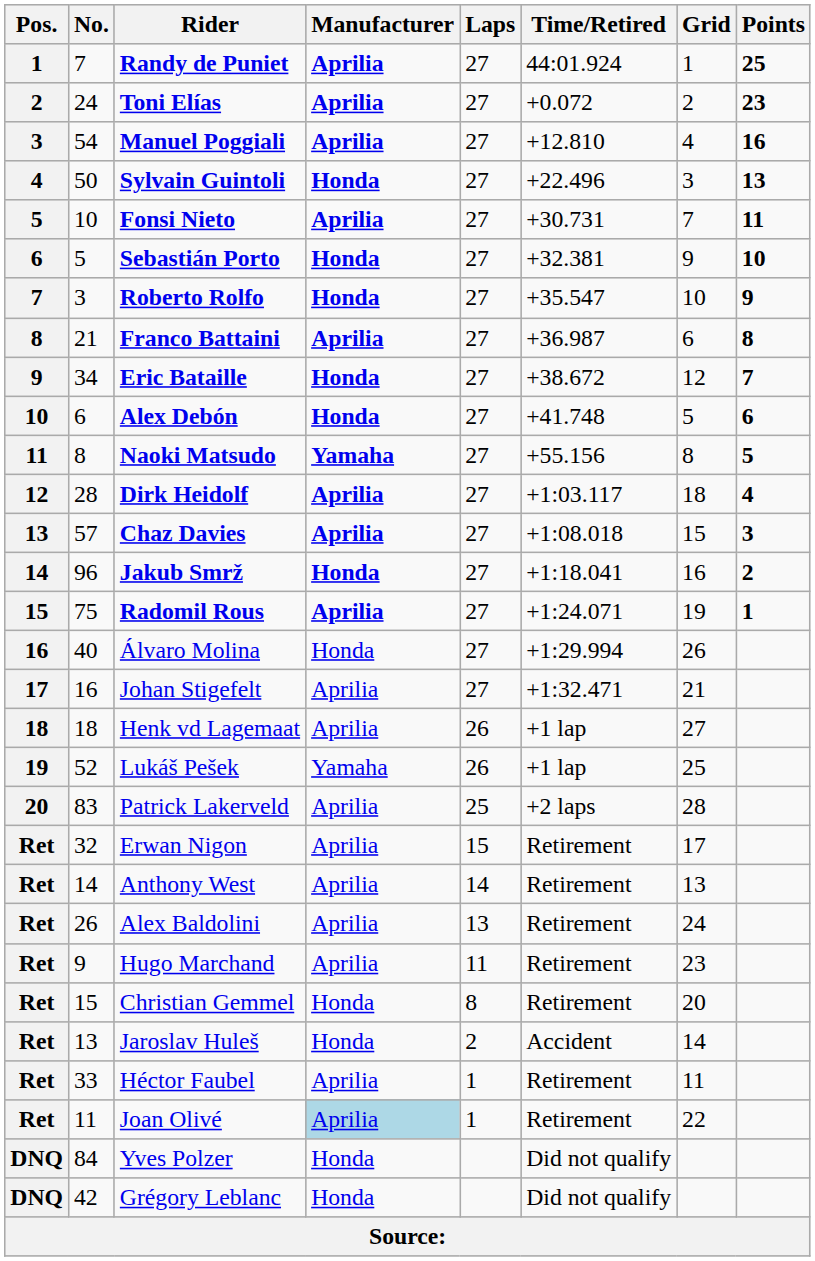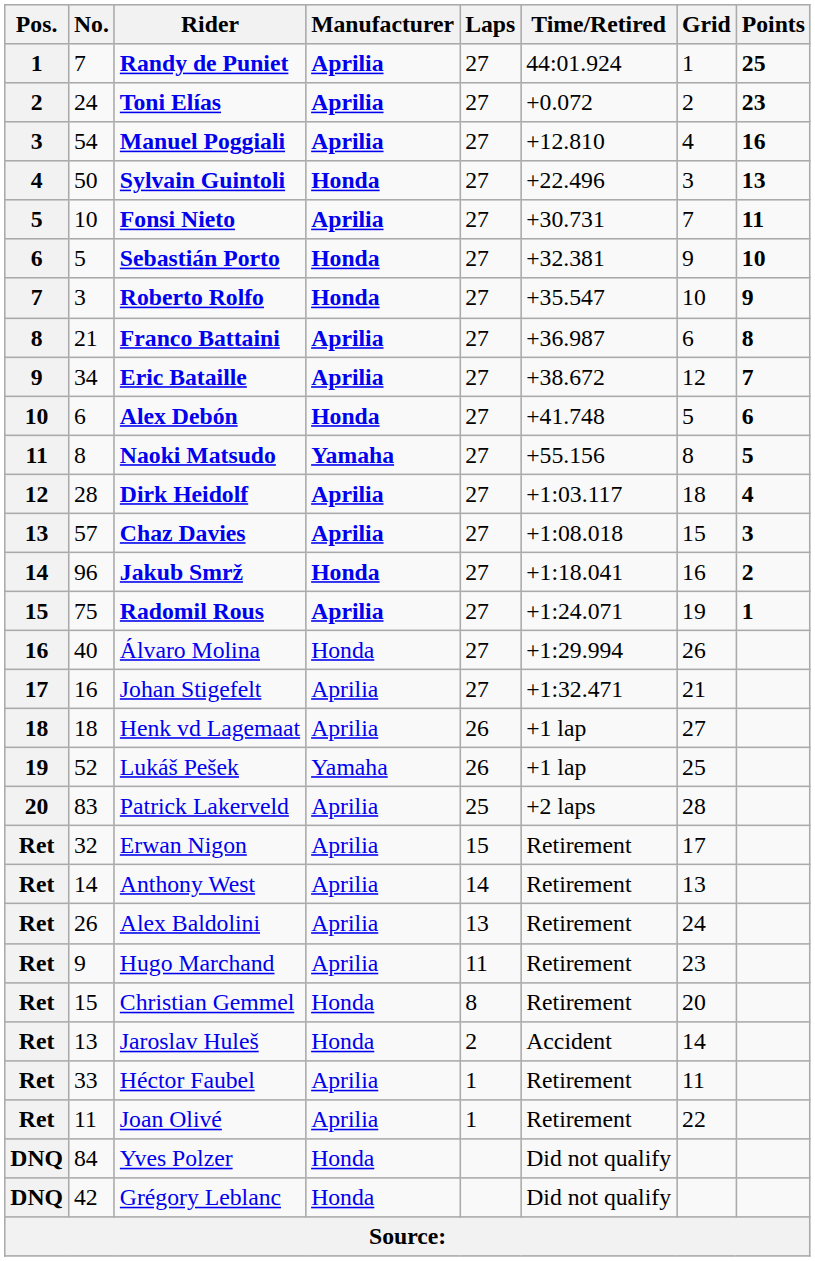(345, 376) Honda -> (347, 376) Aprilia
(345, 1118) lightblue background -> (345, 1118) no background
